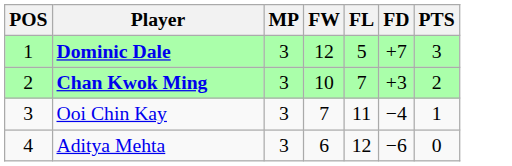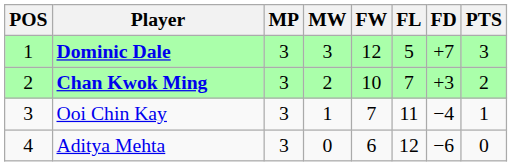+ column: (327, 20)
